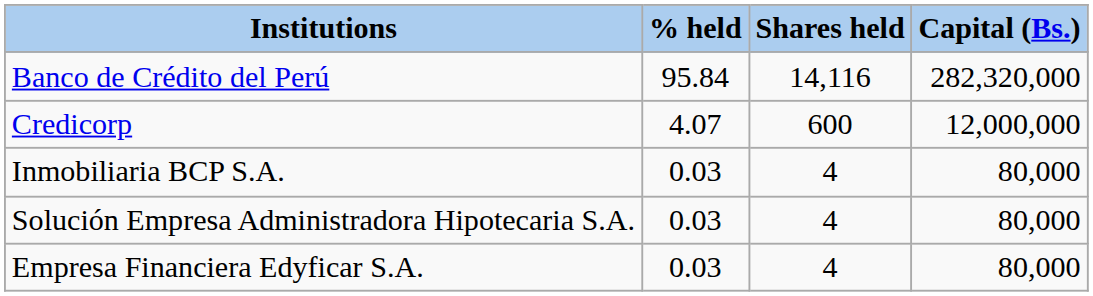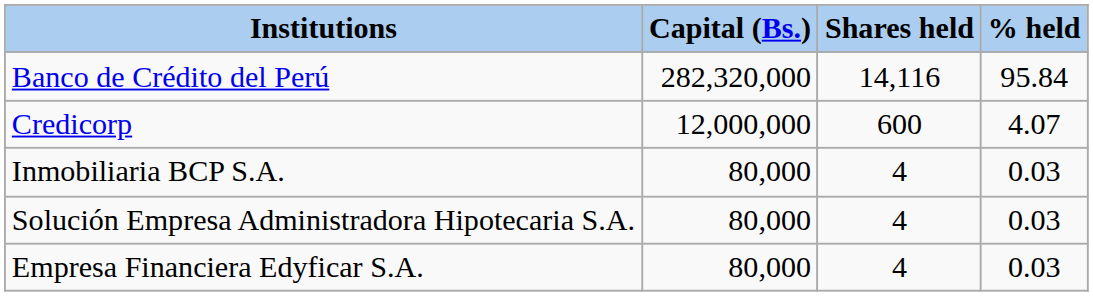columns swapped: (1000, 28) <-> (695, 28)
